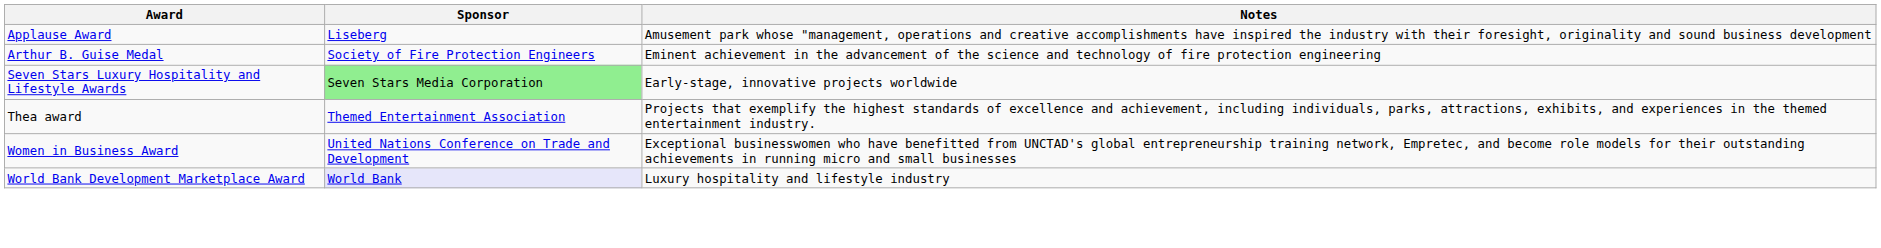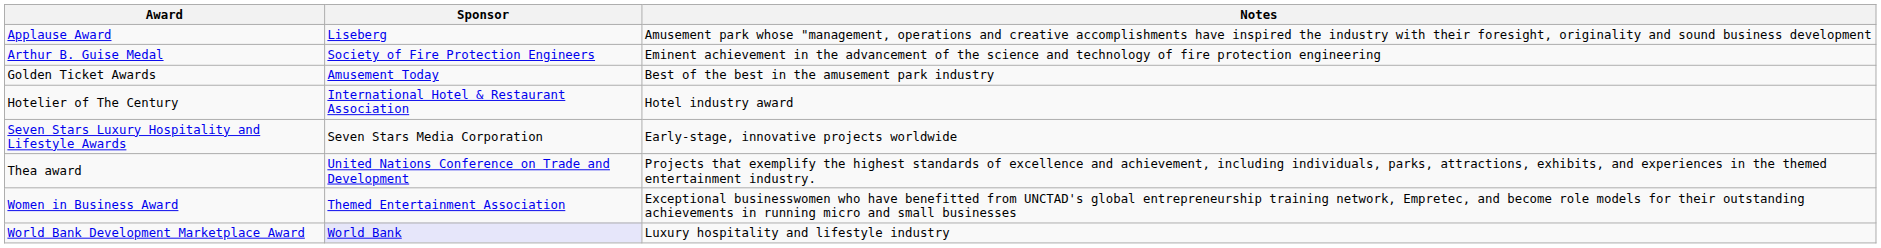+ row: (82, 75)
+ row: (93, 102)
(435, 82) lightgreen background -> (435, 137) no background
(446, 116) Themed Entertainment Association -> (469, 171) United Nations Conference on Trade and Development
(469, 151) United Nations Conference on Trade and Development -> (446, 205) Themed Entertainment Association
